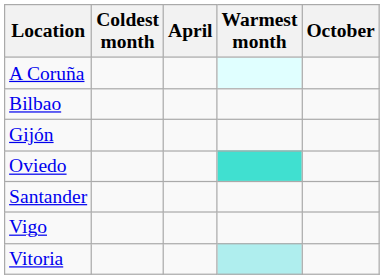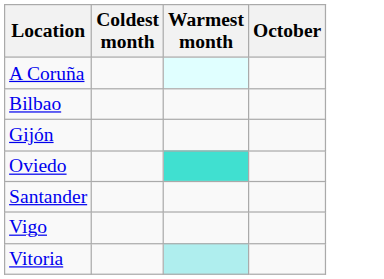- column: (190, 30)
